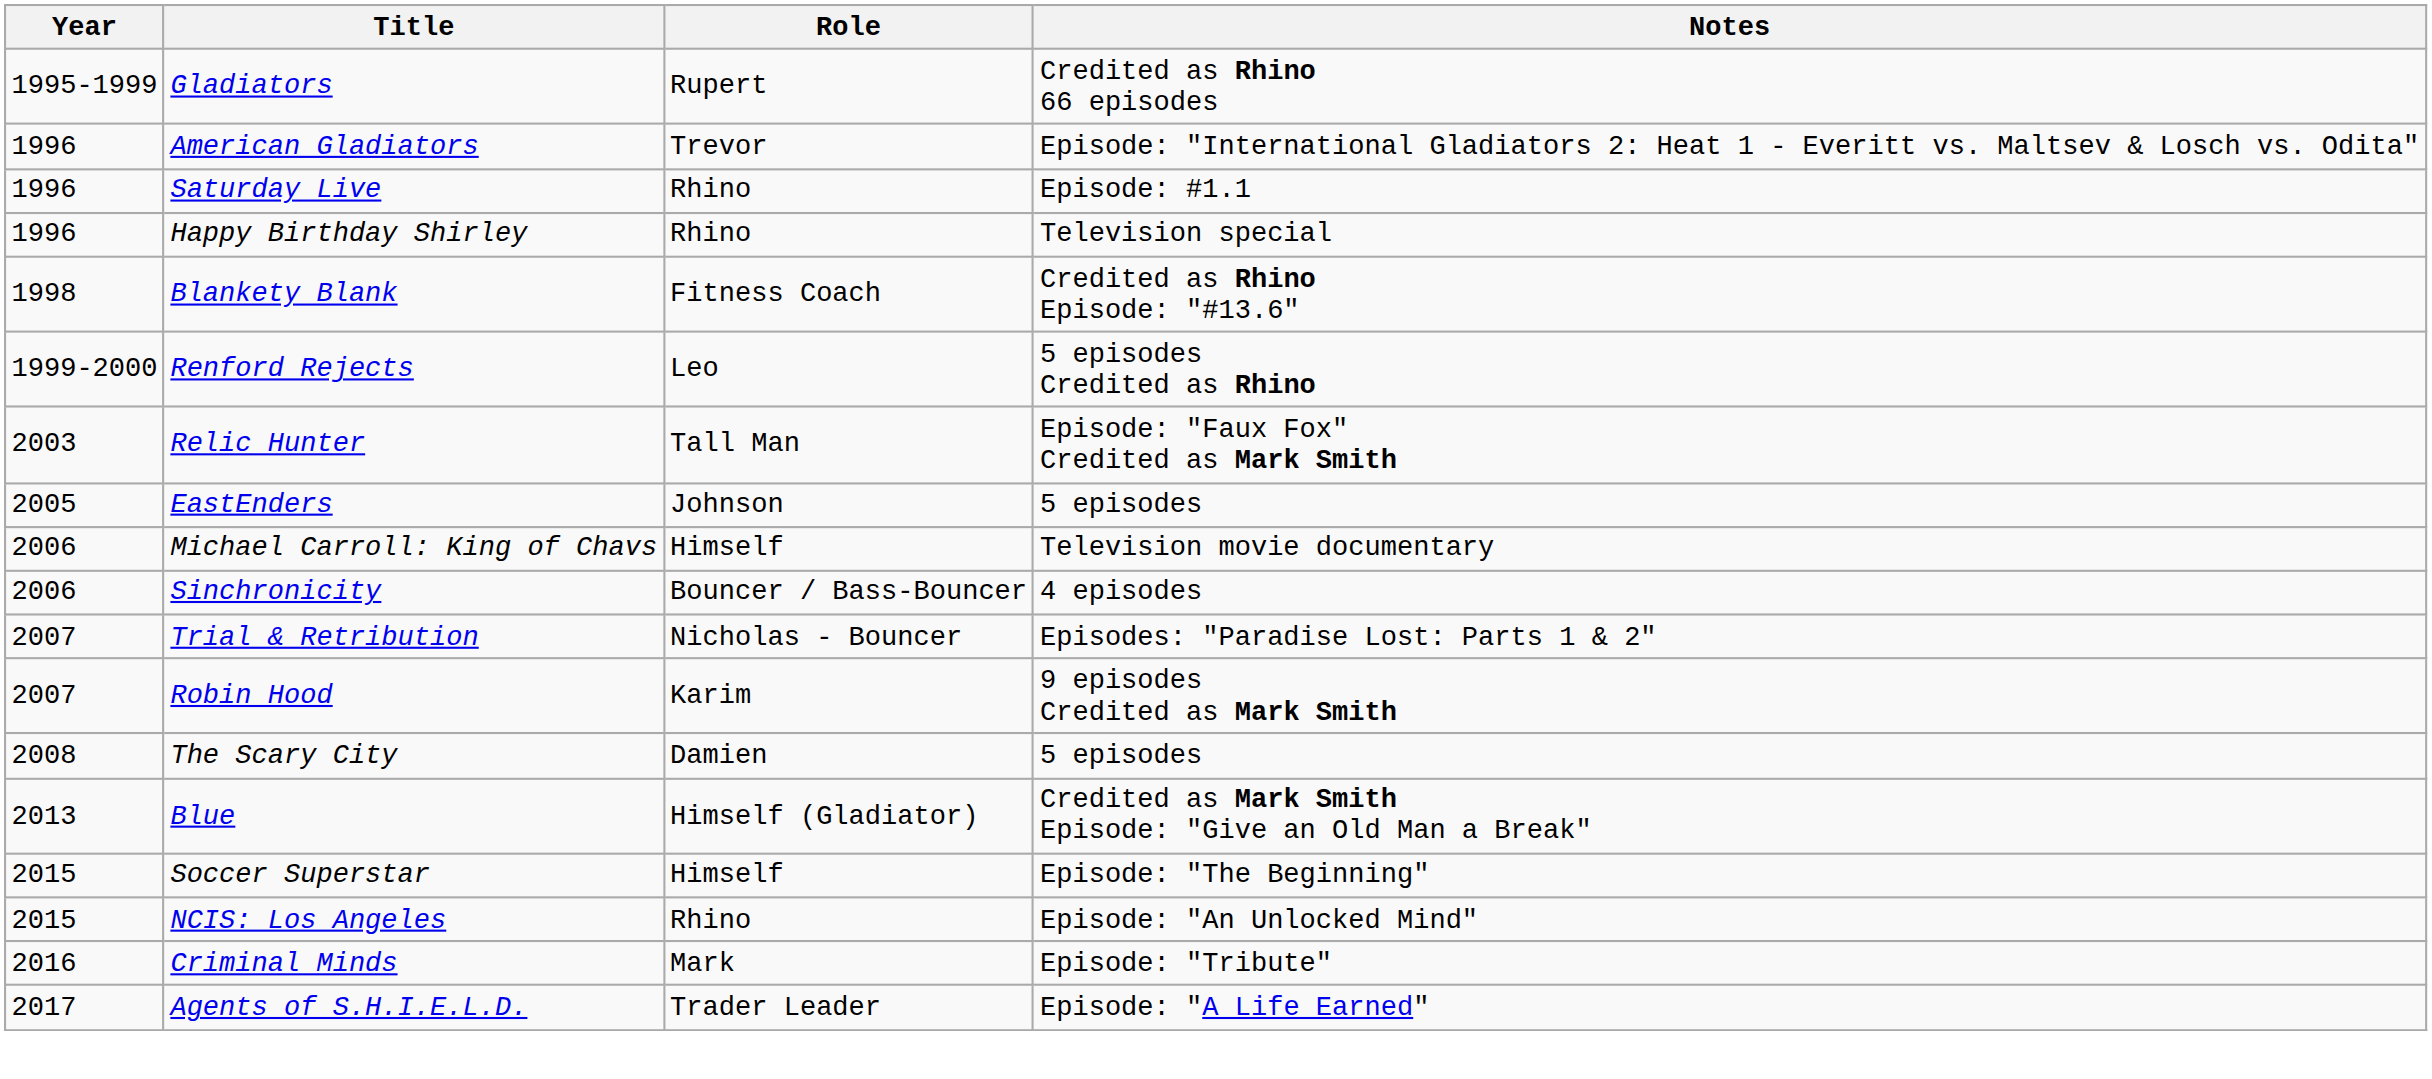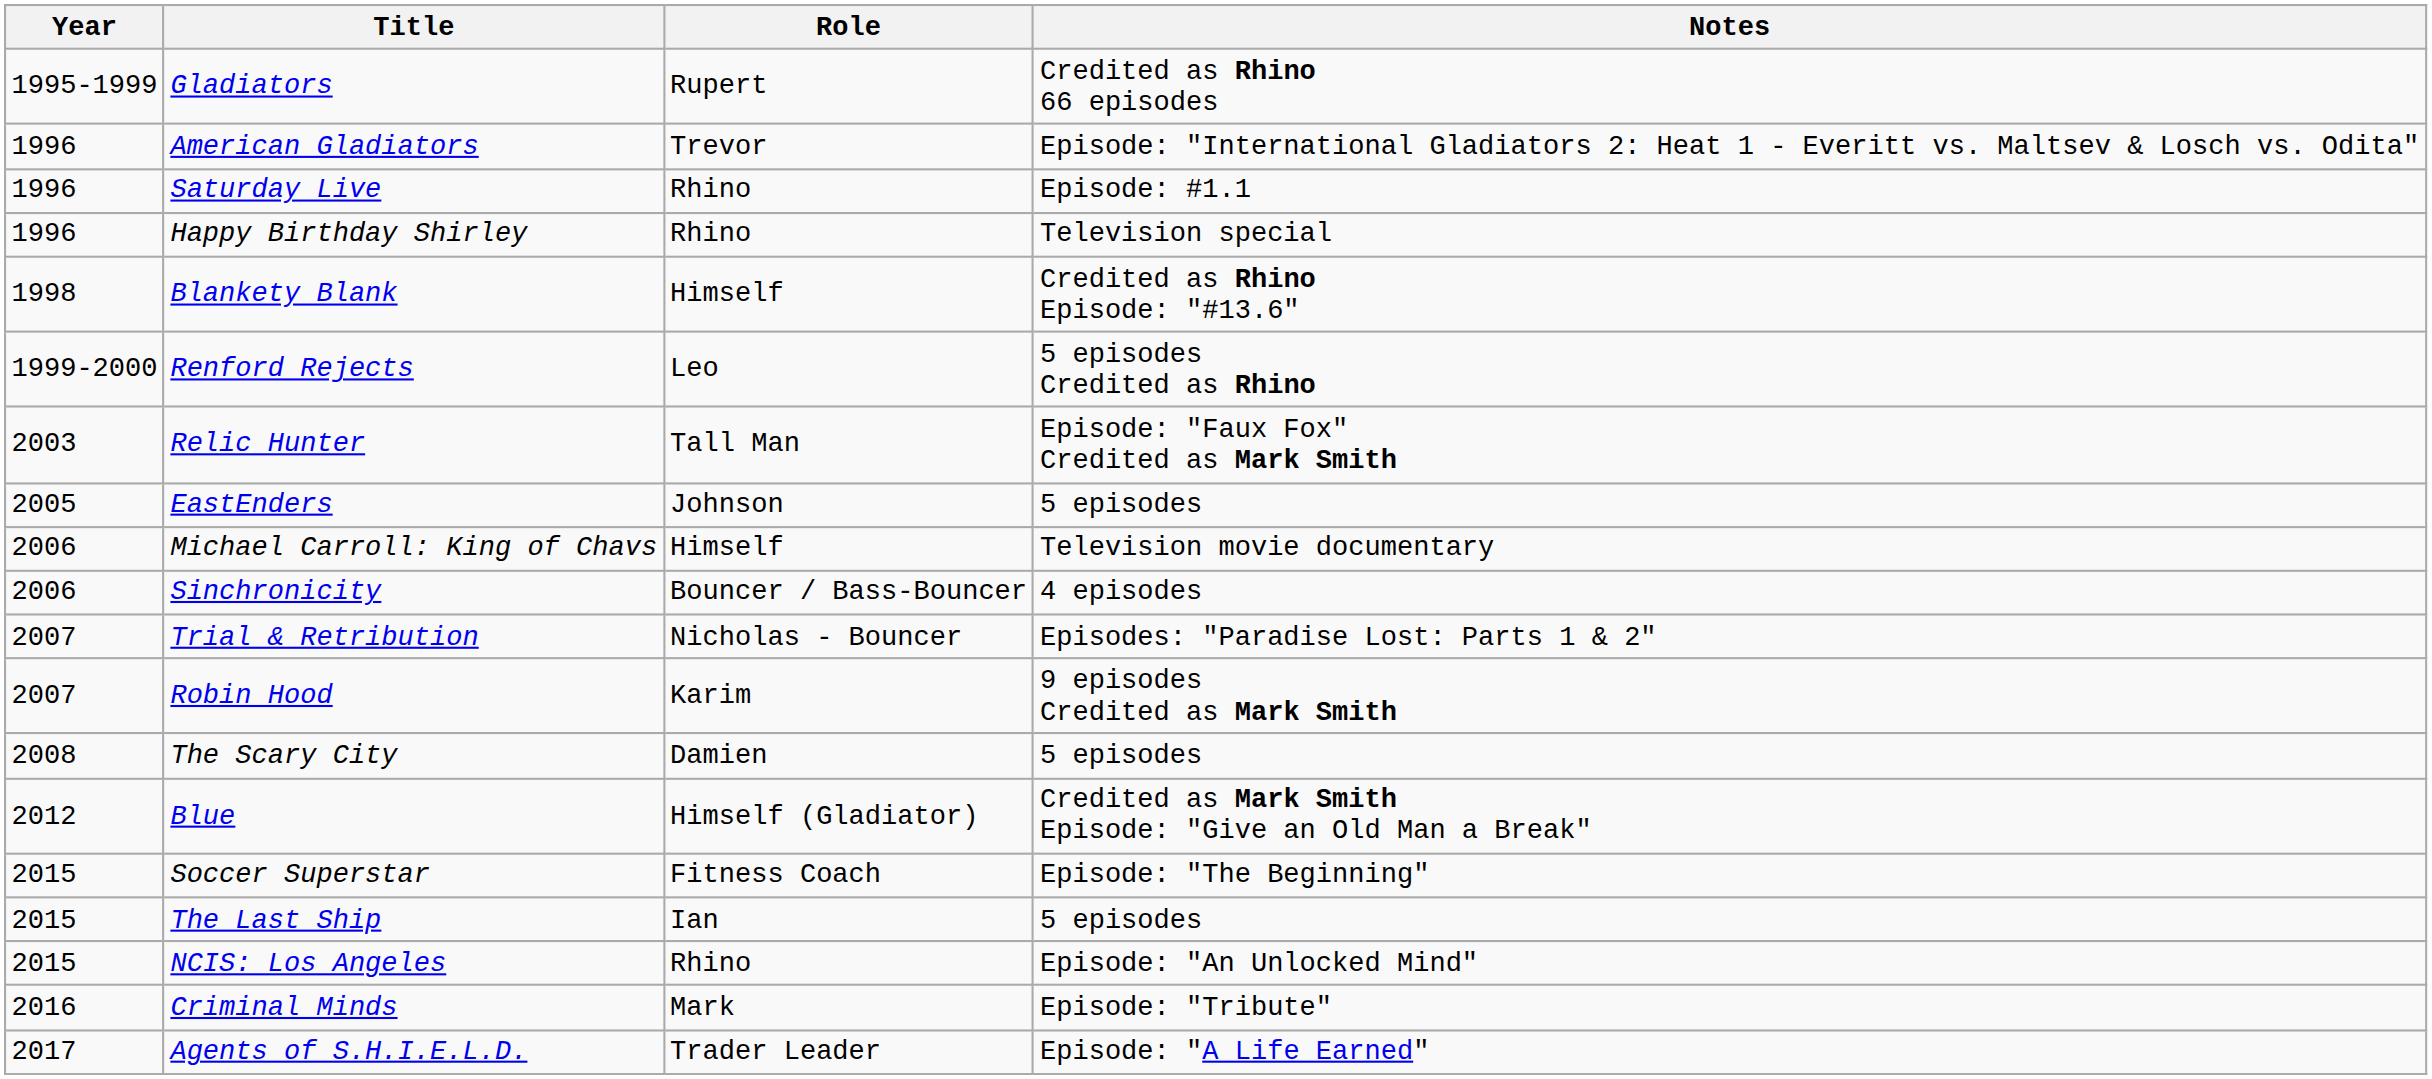(776, 294) Fitness Coach -> (727, 294) Himself
(44, 816) 2013 -> (44, 816) 2012
(727, 875) Himself -> (776, 875) Fitness Coach
+ row: (276, 919)
